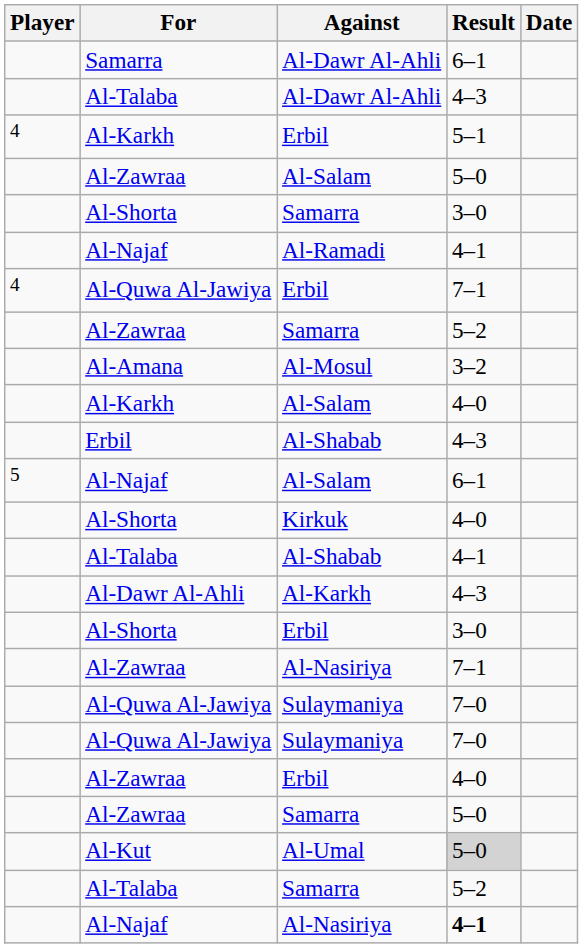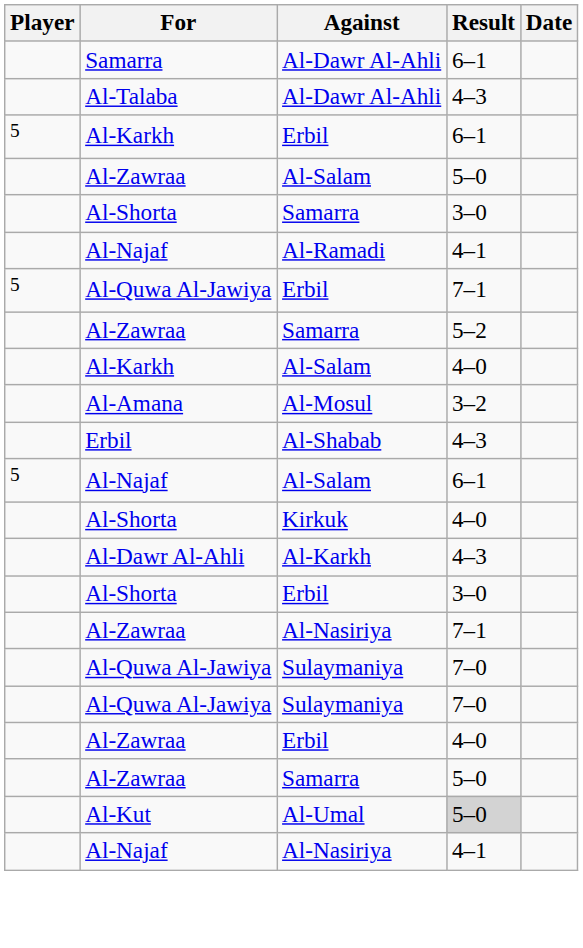(15, 131) 4 -> (15, 131) 5
(469, 136) 5–1 -> (469, 136) 6–1
(15, 285) 4 -> (15, 285) 5
rows swapped: (134, 366) <-> (130, 403)
- row: (131, 556)
- row: (131, 887)
(469, 924) bold -> (469, 851) normal
